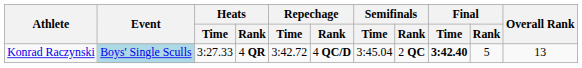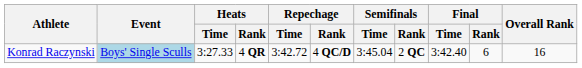(449, 53) bold -> (449, 53) normal
(487, 53) 5 -> (486, 53) 6
(540, 53) 13 -> (540, 53) 16
